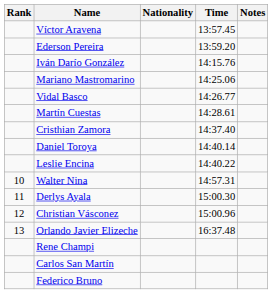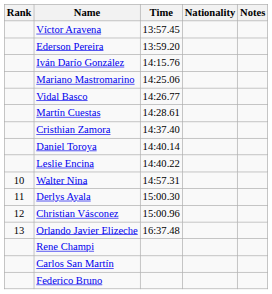columns swapped: (168, 12) <-> (217, 12)
